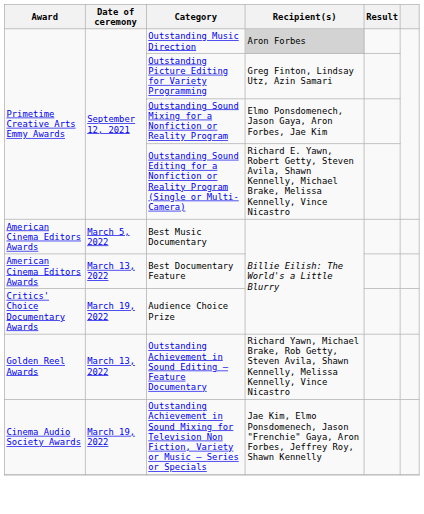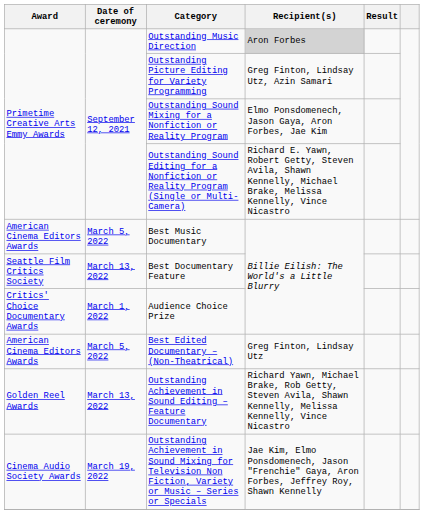(44, 271) American Cinema Editors Awards -> (38, 271) Seattle Film Critics Society
(111, 311) March 19, 2022 -> (108, 311) March 1, 2022
+ row: (191, 351)
